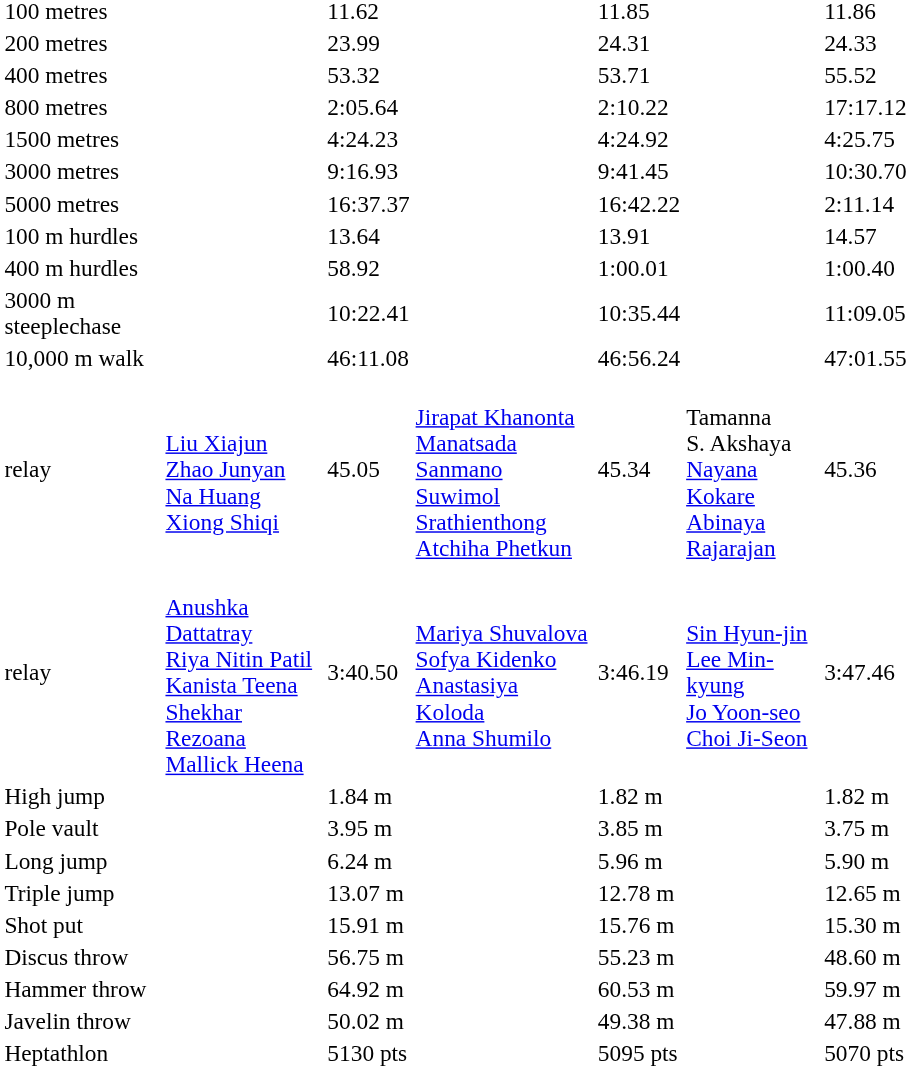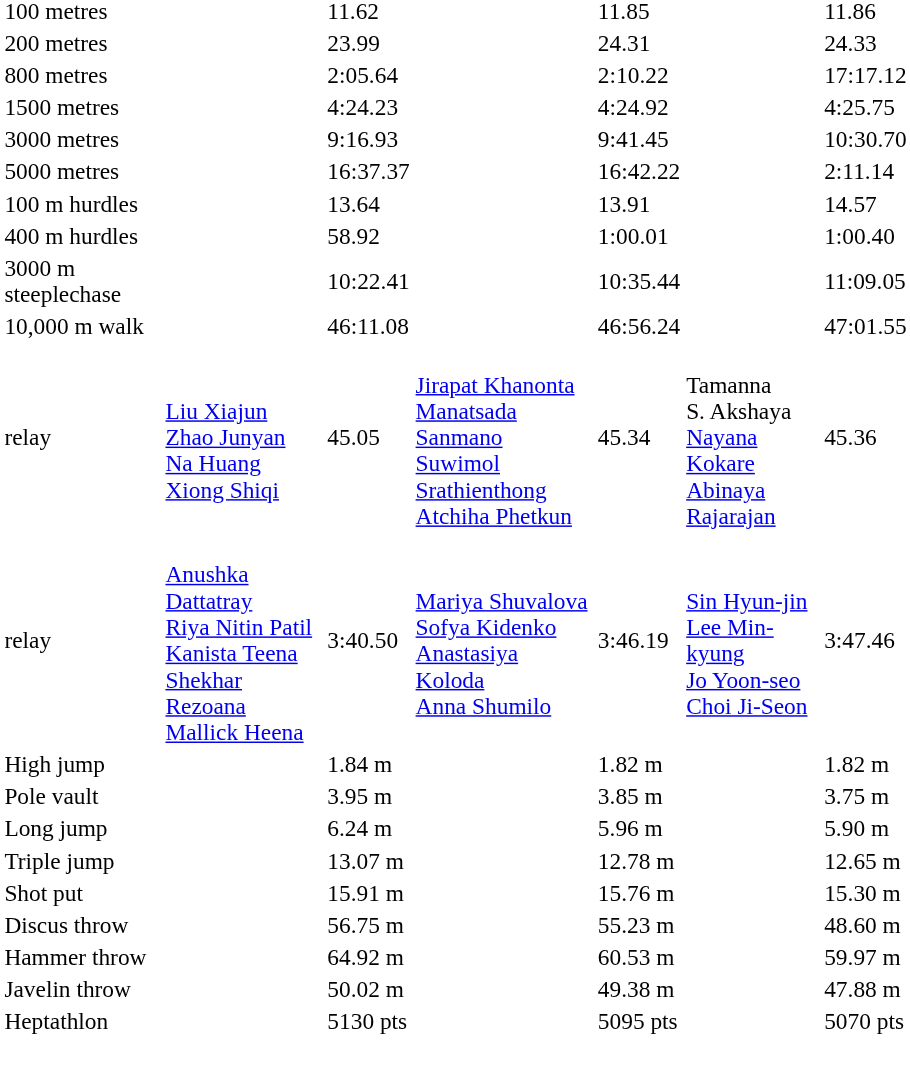- row: (56, 75)
